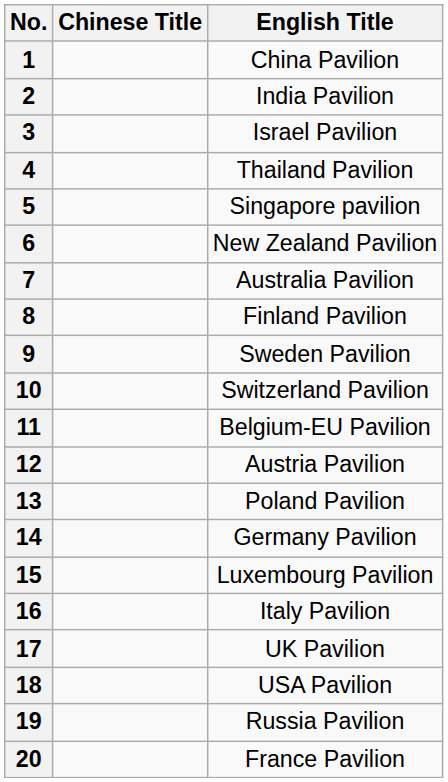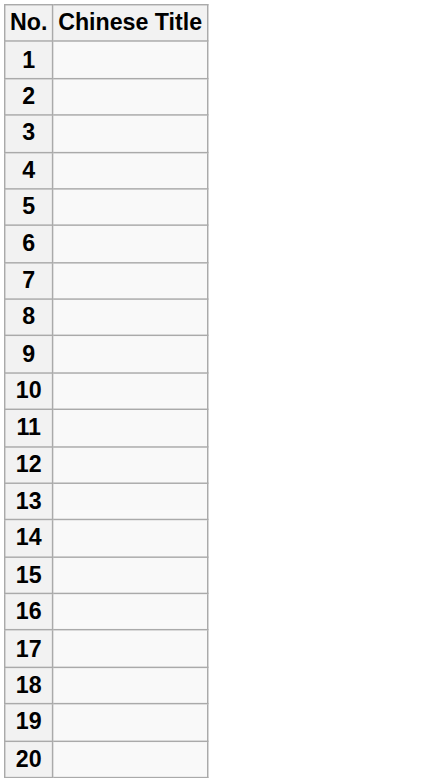- column: (325, 22)
